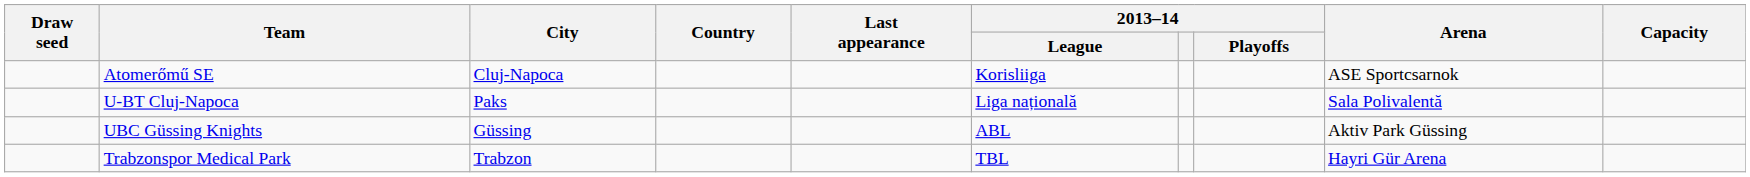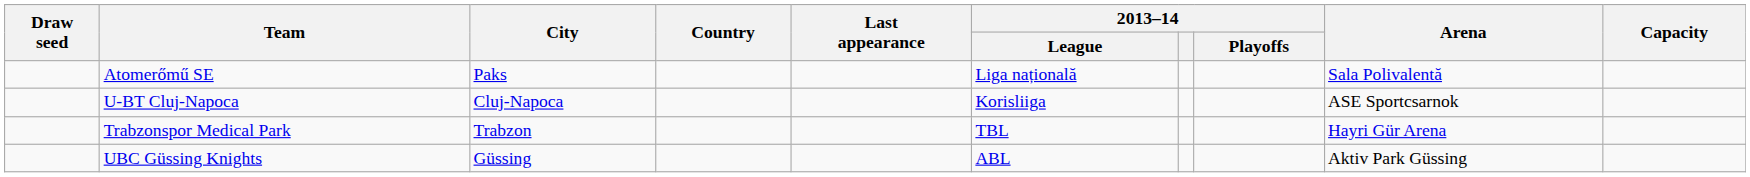(518, 74) Cluj-Napoca -> (490, 74) Paks
(1011, 74) Korisliiga -> (1026, 74) Liga națională
(1393, 74) ASE Sportcsarnok -> (1385, 74) Sala Polivalentă
(490, 102) Paks -> (518, 102) Cluj-Napoca
(1026, 102) Liga națională -> (1011, 102) Korisliiga
(1385, 102) Sala Polivalentă -> (1393, 102) ASE Sportcsarnok
rows swapped: (197, 158) <-> (183, 130)
